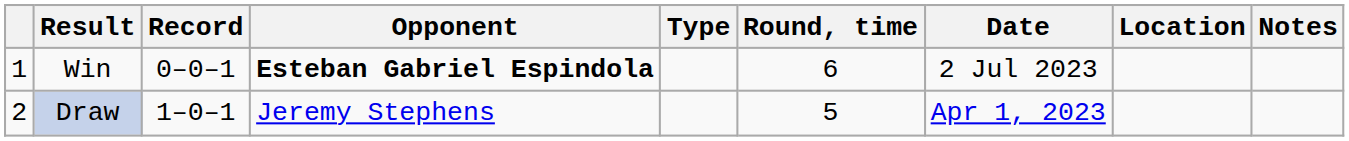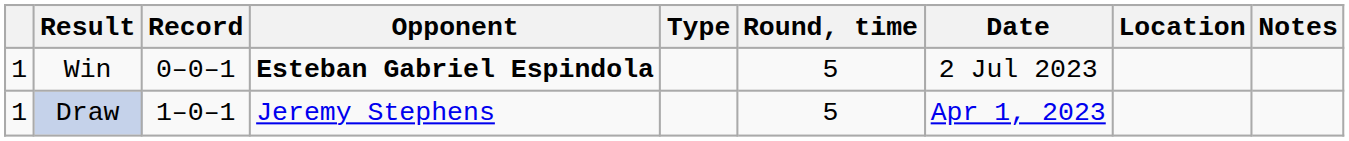(830, 70) 6 -> (830, 70) 5
(19, 113) 2 -> (19, 113) 1
